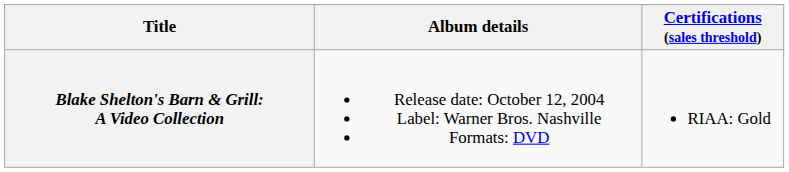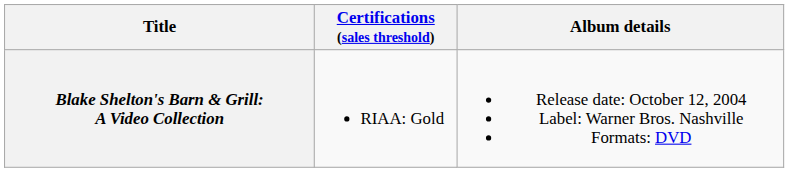columns swapped: (478, 27) <-> (713, 27)
